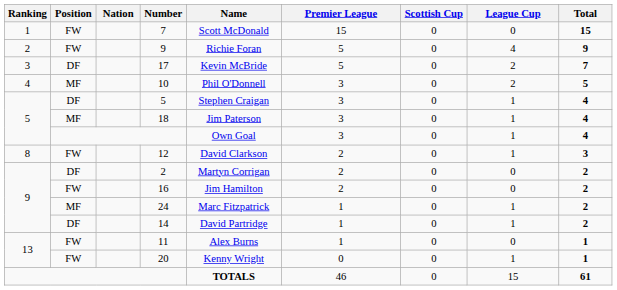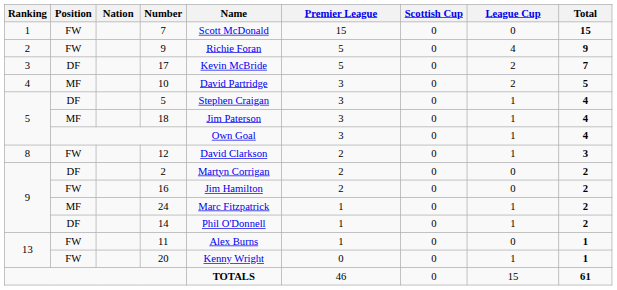(234, 83) Phil O'Donnell -> (234, 83) David Partridge
(234, 223) David Partridge -> (234, 223) Phil O'Donnell
